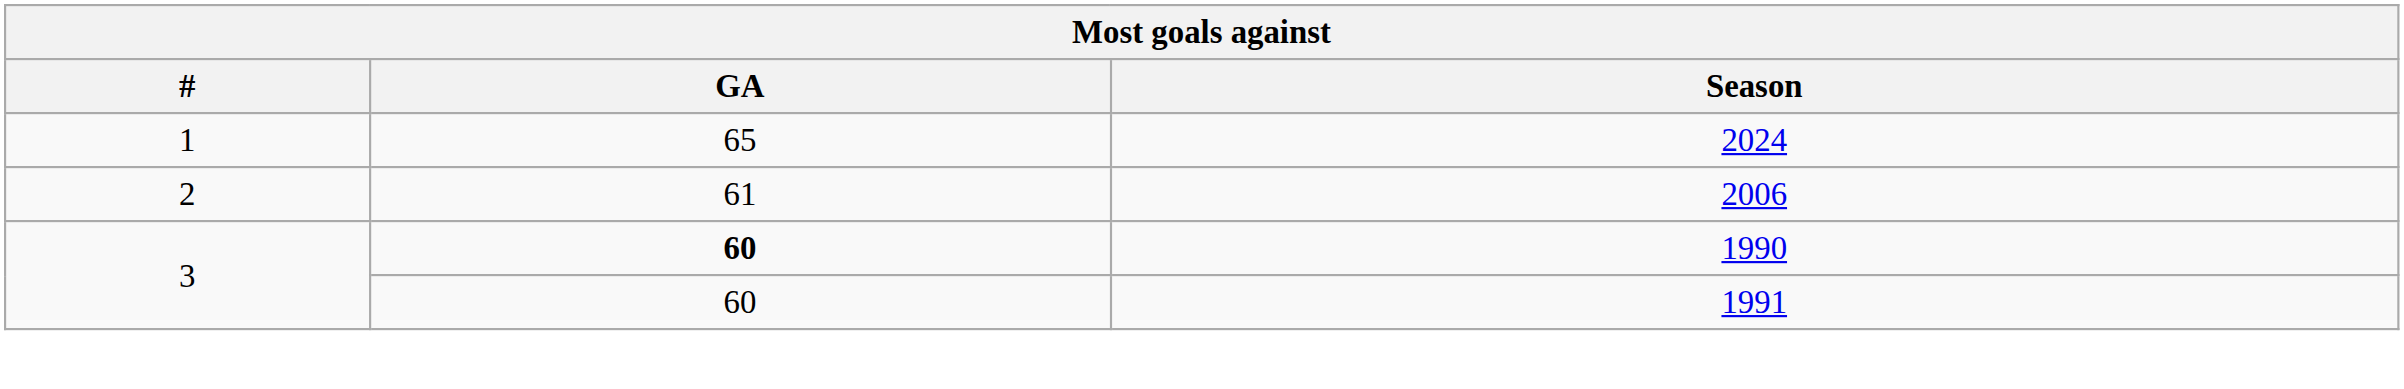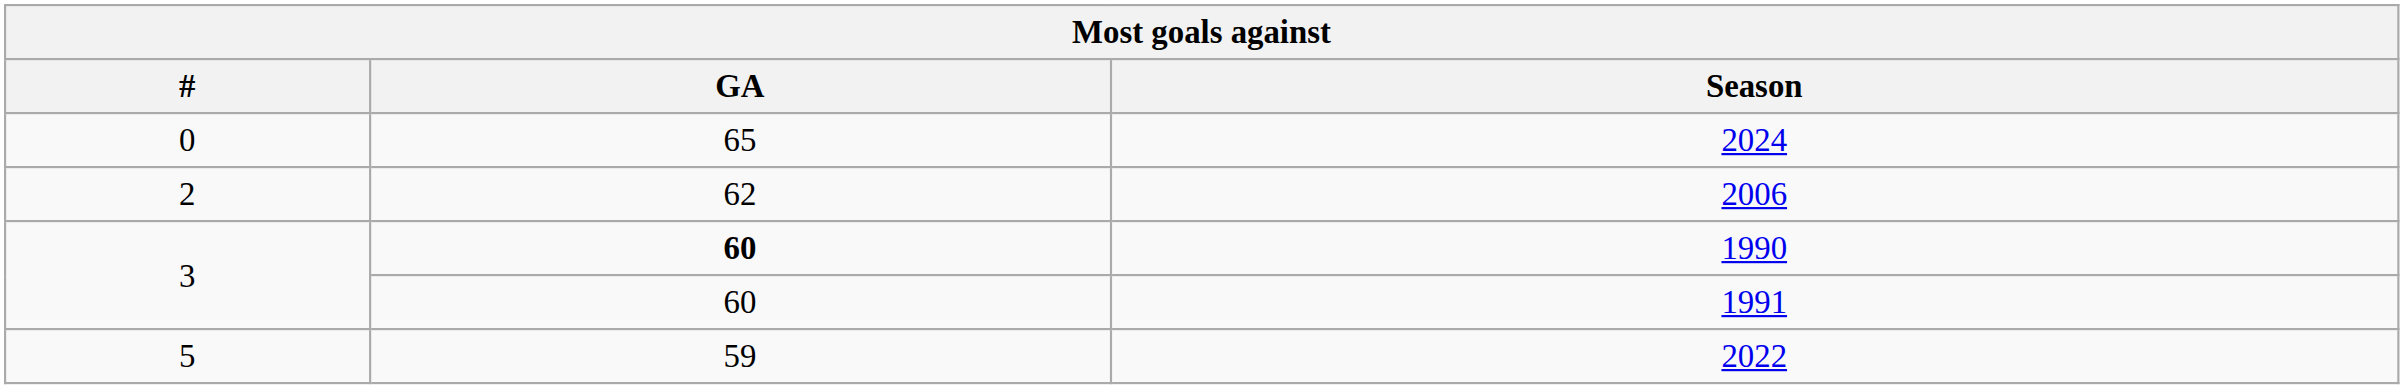(187, 140) 1 -> (187, 140) 0
(740, 194) 61 -> (740, 194) 62
+ row: (1754, 356)
